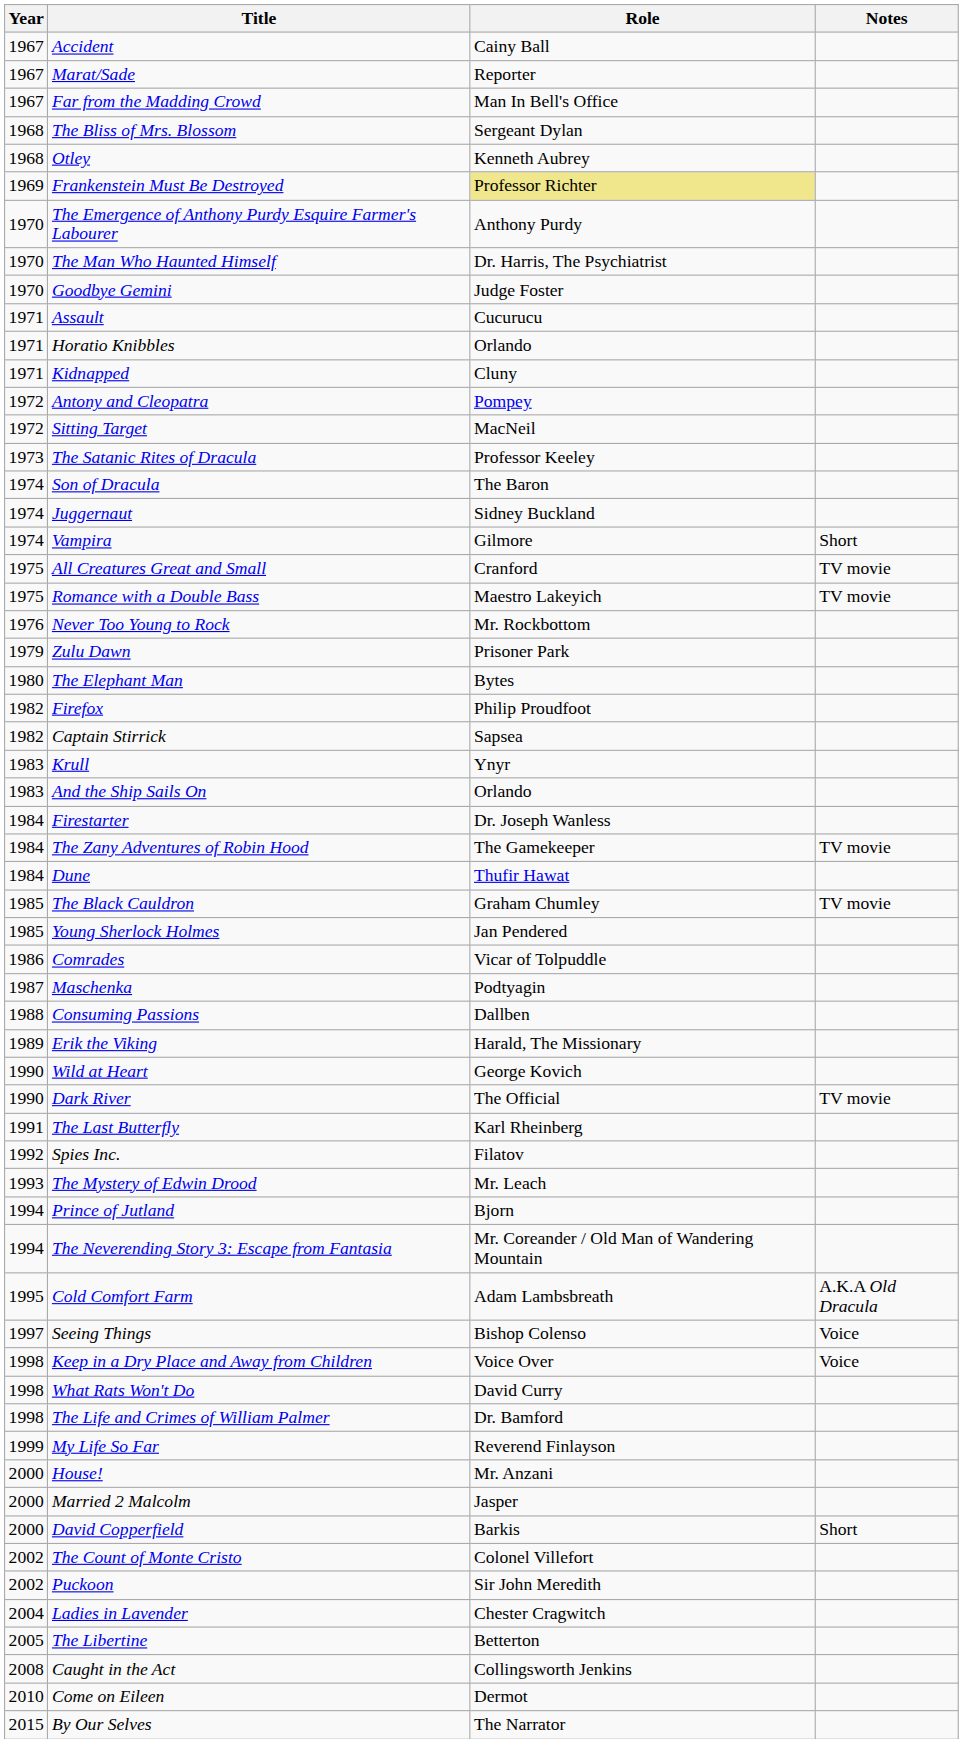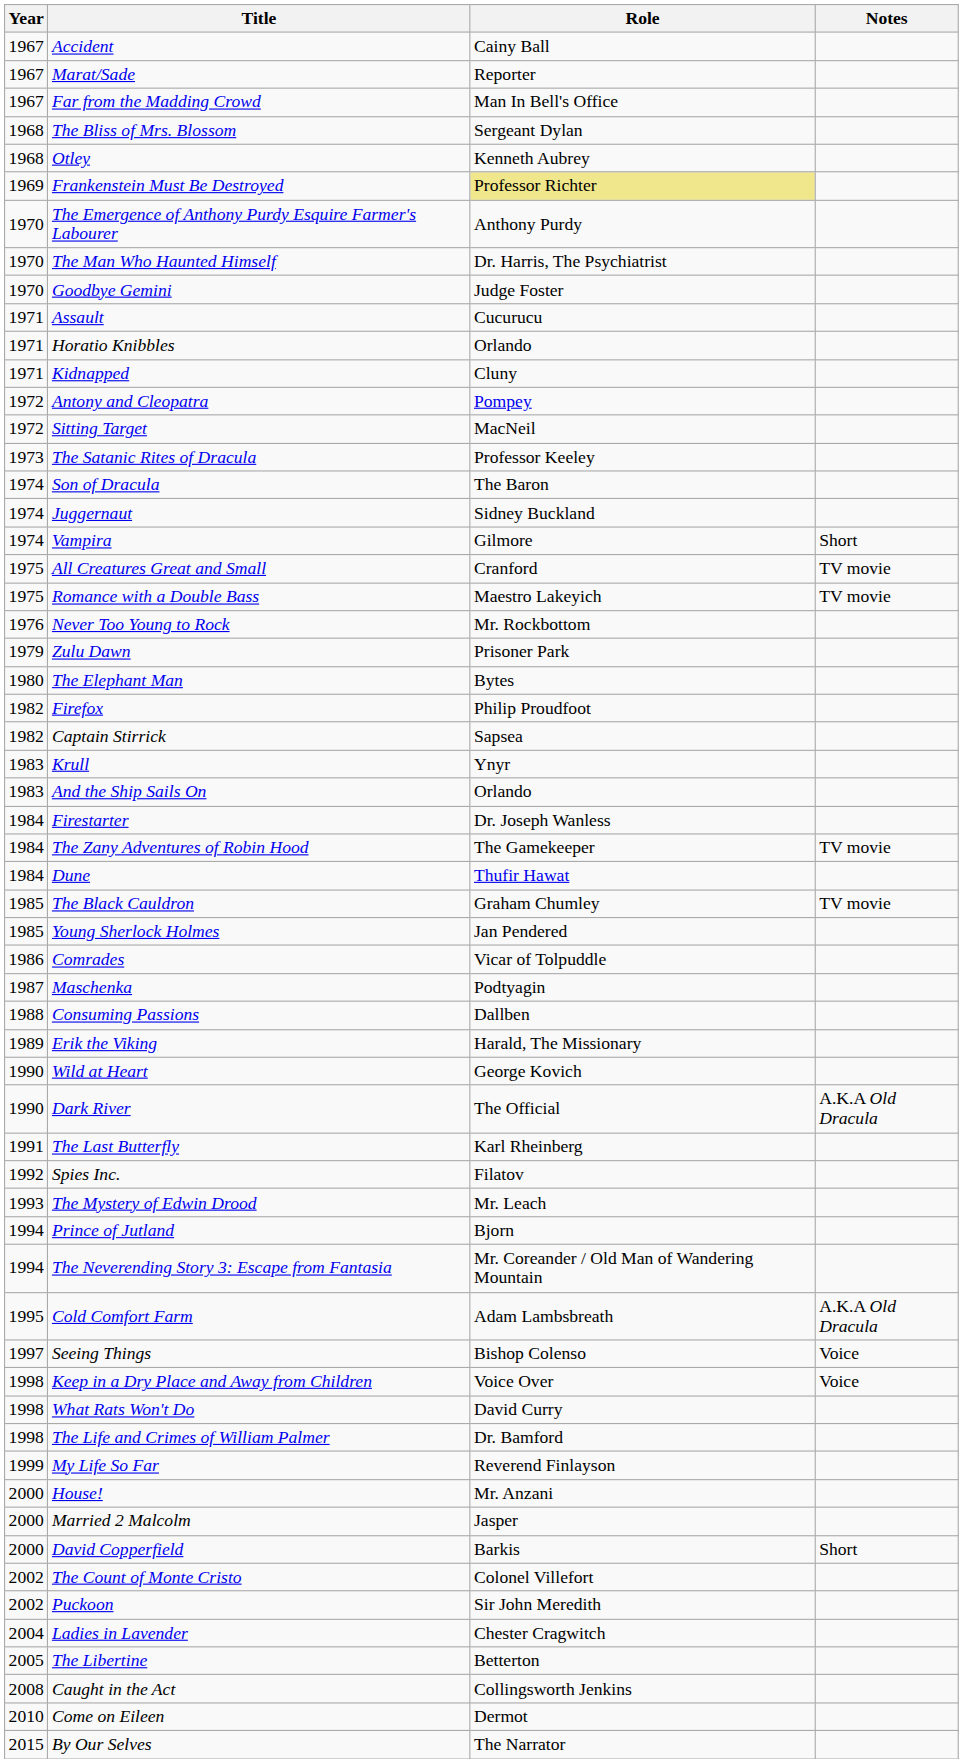(855, 1098) TV movie -> (858, 1108) A.K.A Old Dracula
